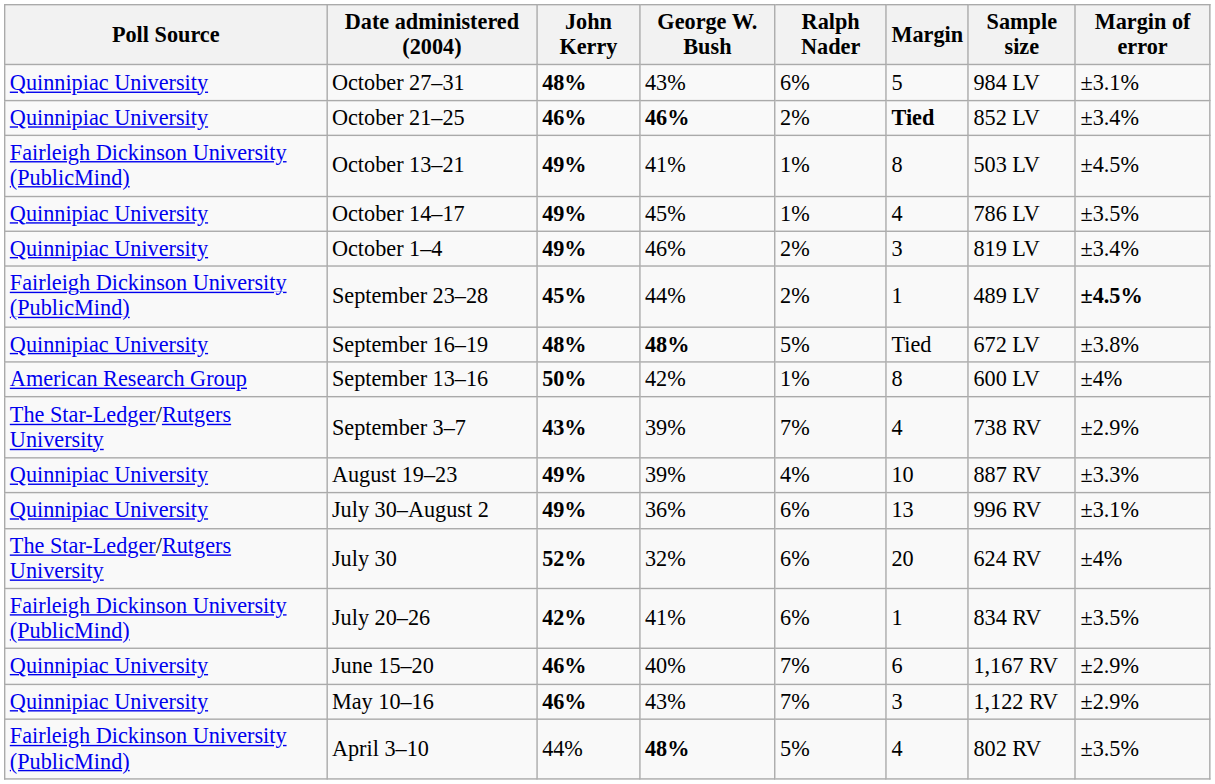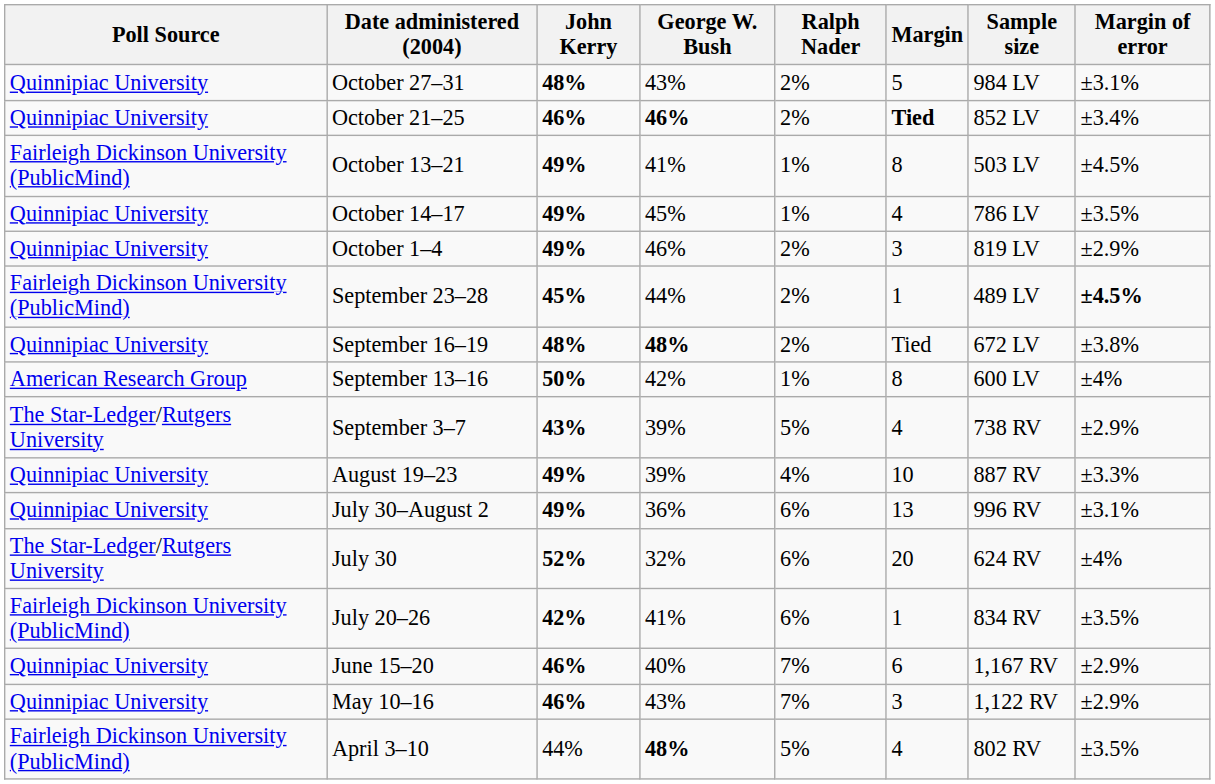(795, 82) 6% -> (795, 82) 2%
(1110, 248) ±3.4% -> (1110, 248) ±2.9%
(795, 344) 5% -> (795, 344) 2%
(795, 427) 7% -> (795, 427) 5%
